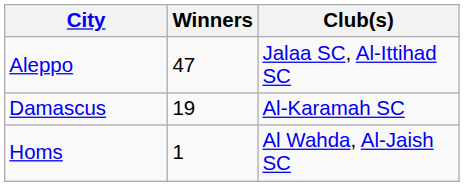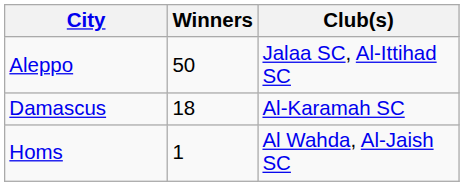(184, 64) 47 -> (184, 64) 50
(184, 108) 19 -> (184, 108) 18
